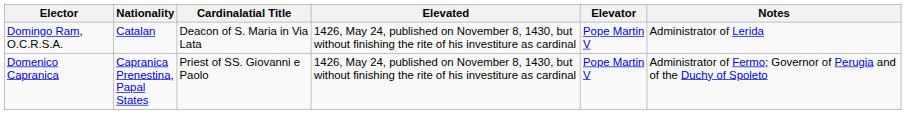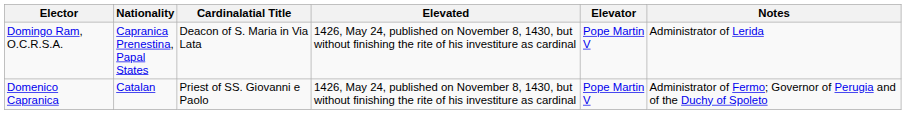(136, 31) Catalan -> (145, 50) Capranica Prenestina, Papal States
(145, 81) Capranica Prenestina, Papal States -> (136, 87) Catalan
